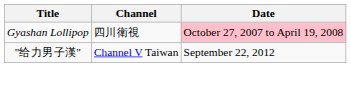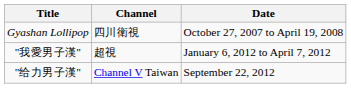(263, 32) pink background -> (263, 32) no background
+ row: (48, 52)
